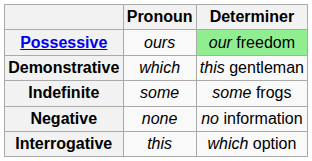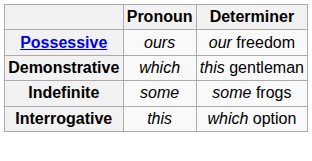(252, 42) lightgreen background -> (252, 42) no background
- row: (64, 118)
